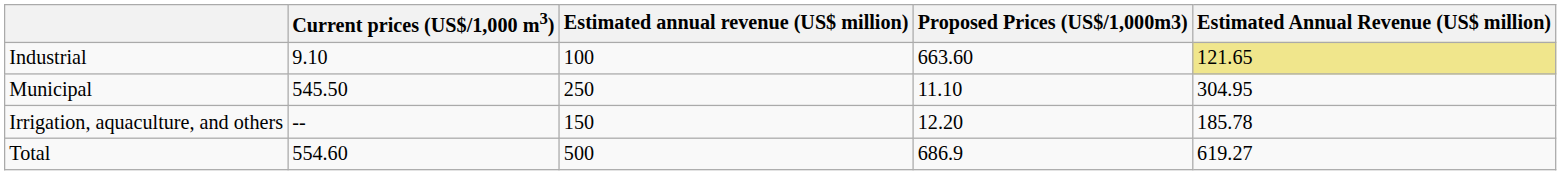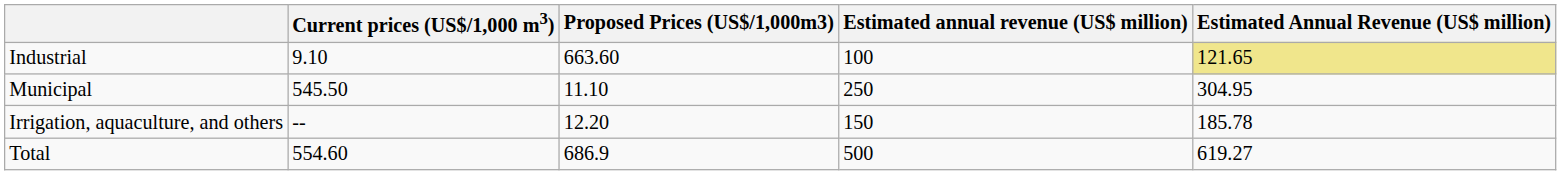columns swapped: (736, 23) <-> (1053, 23)
